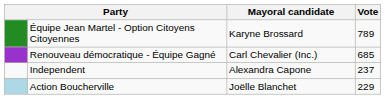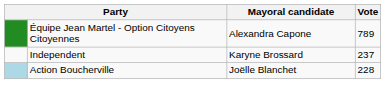(266, 33) Karyne Brossard -> (270, 33) Alexandra Capone
- row: (123, 54)
(270, 70) Alexandra Capone -> (266, 54) Karyne Brossard
(366, 86) 229 -> (366, 70) 228
